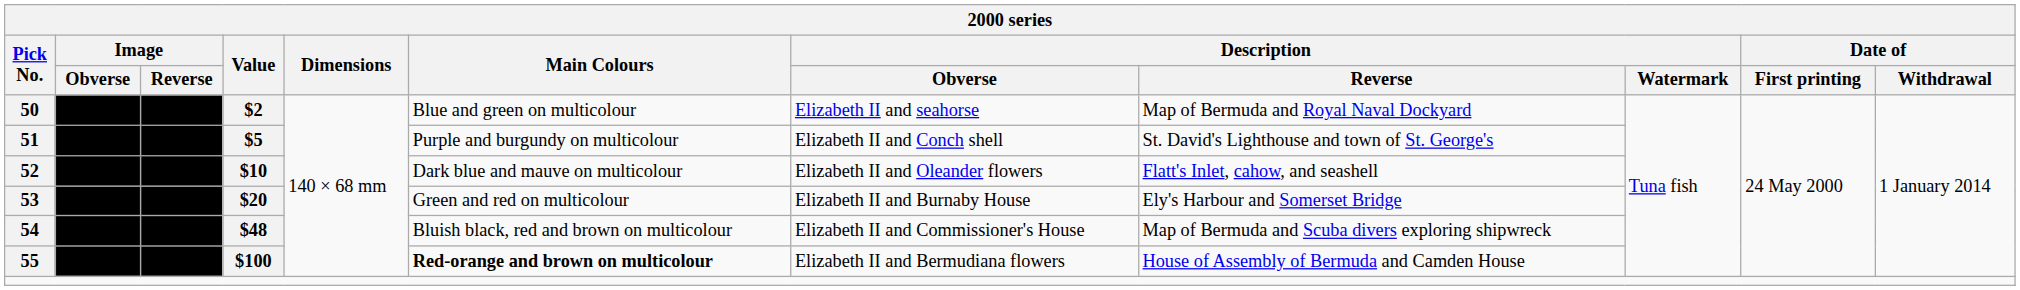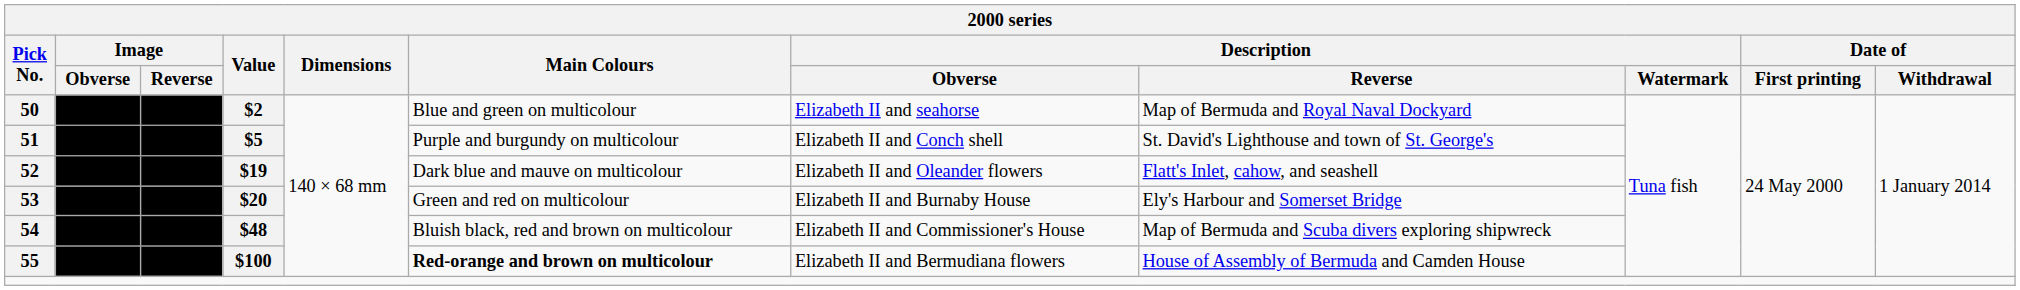(253, 170) $10 -> (253, 170) $19
